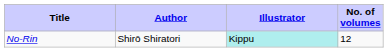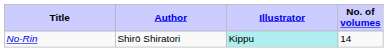(346, 39) 12 -> (346, 39) 14
